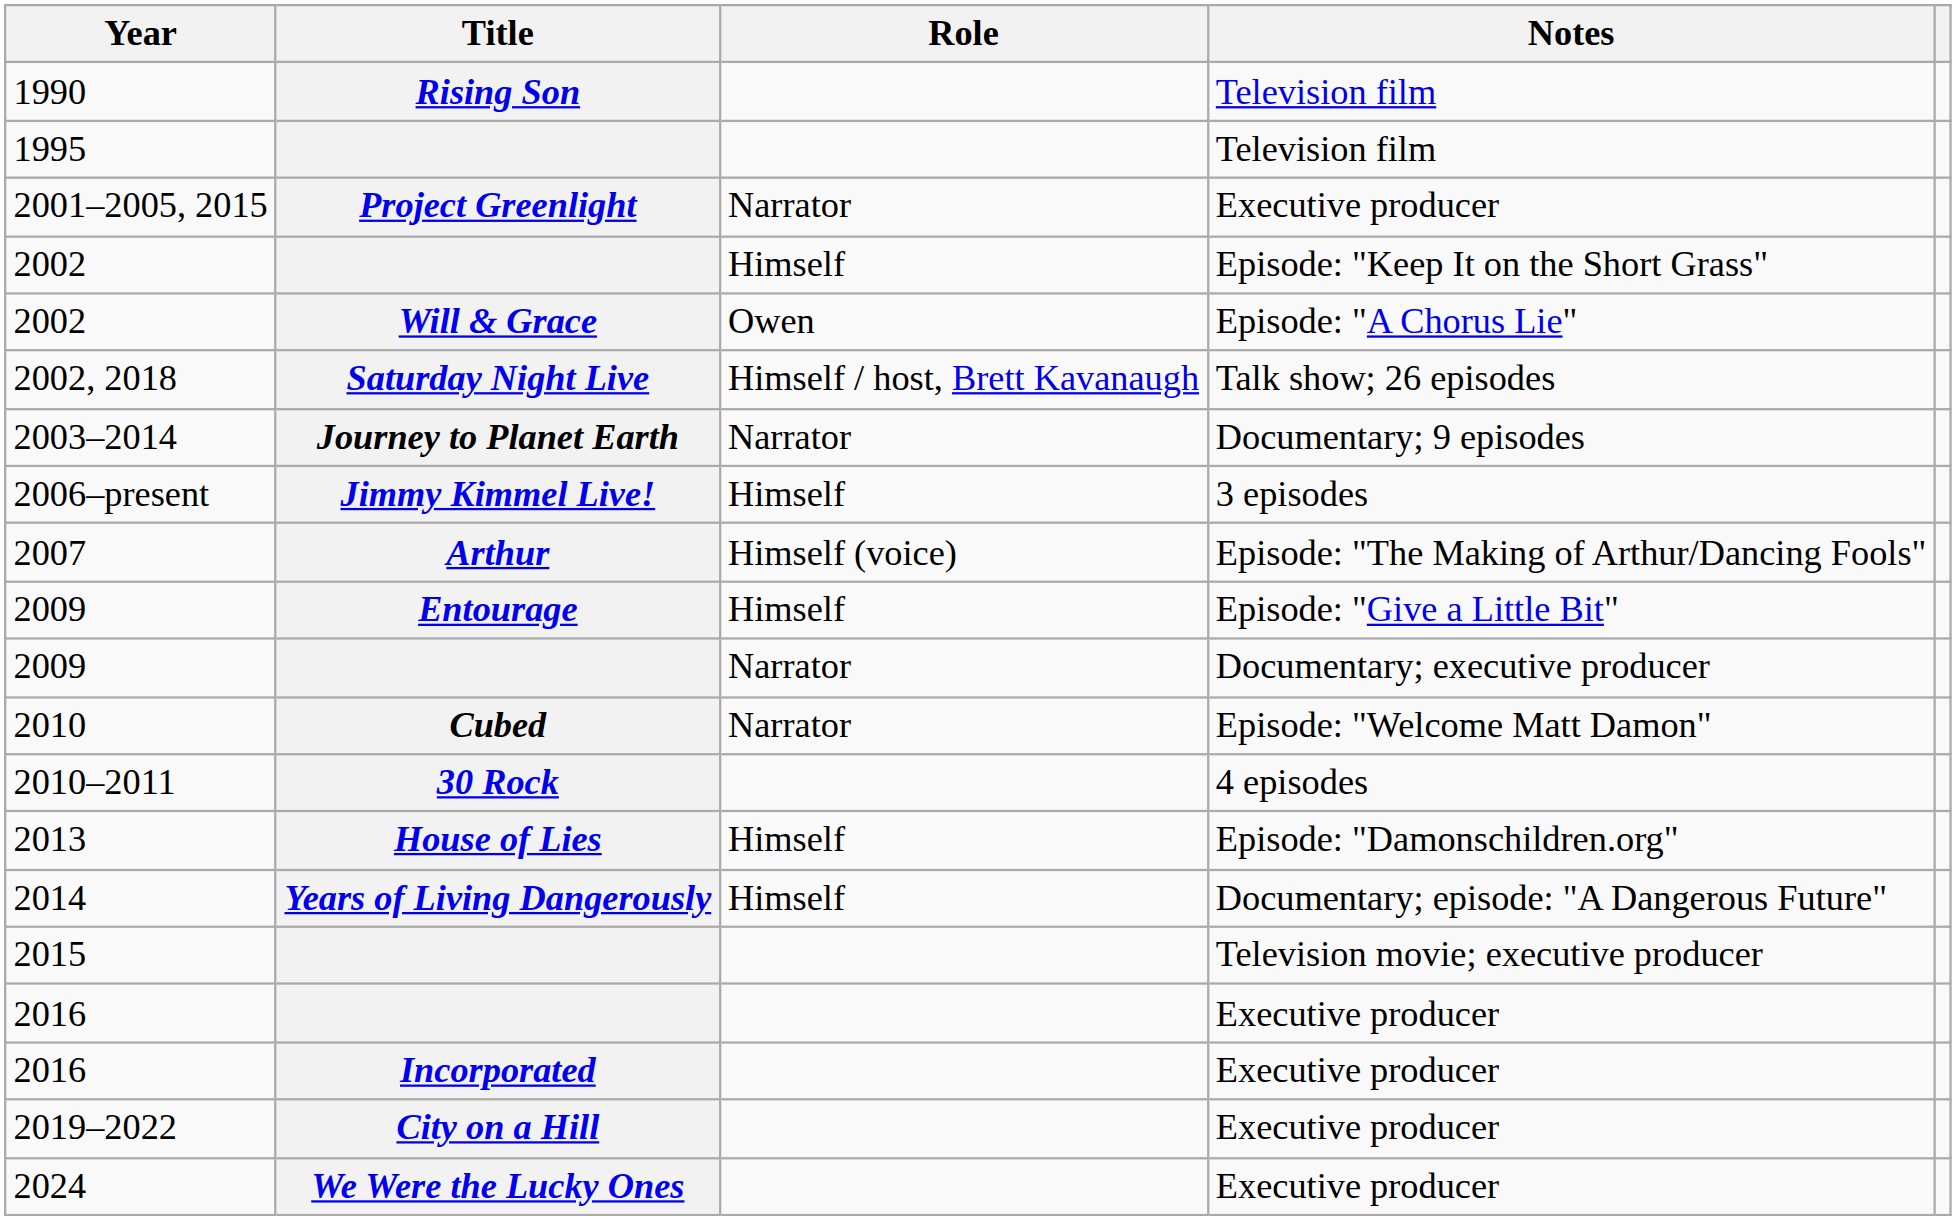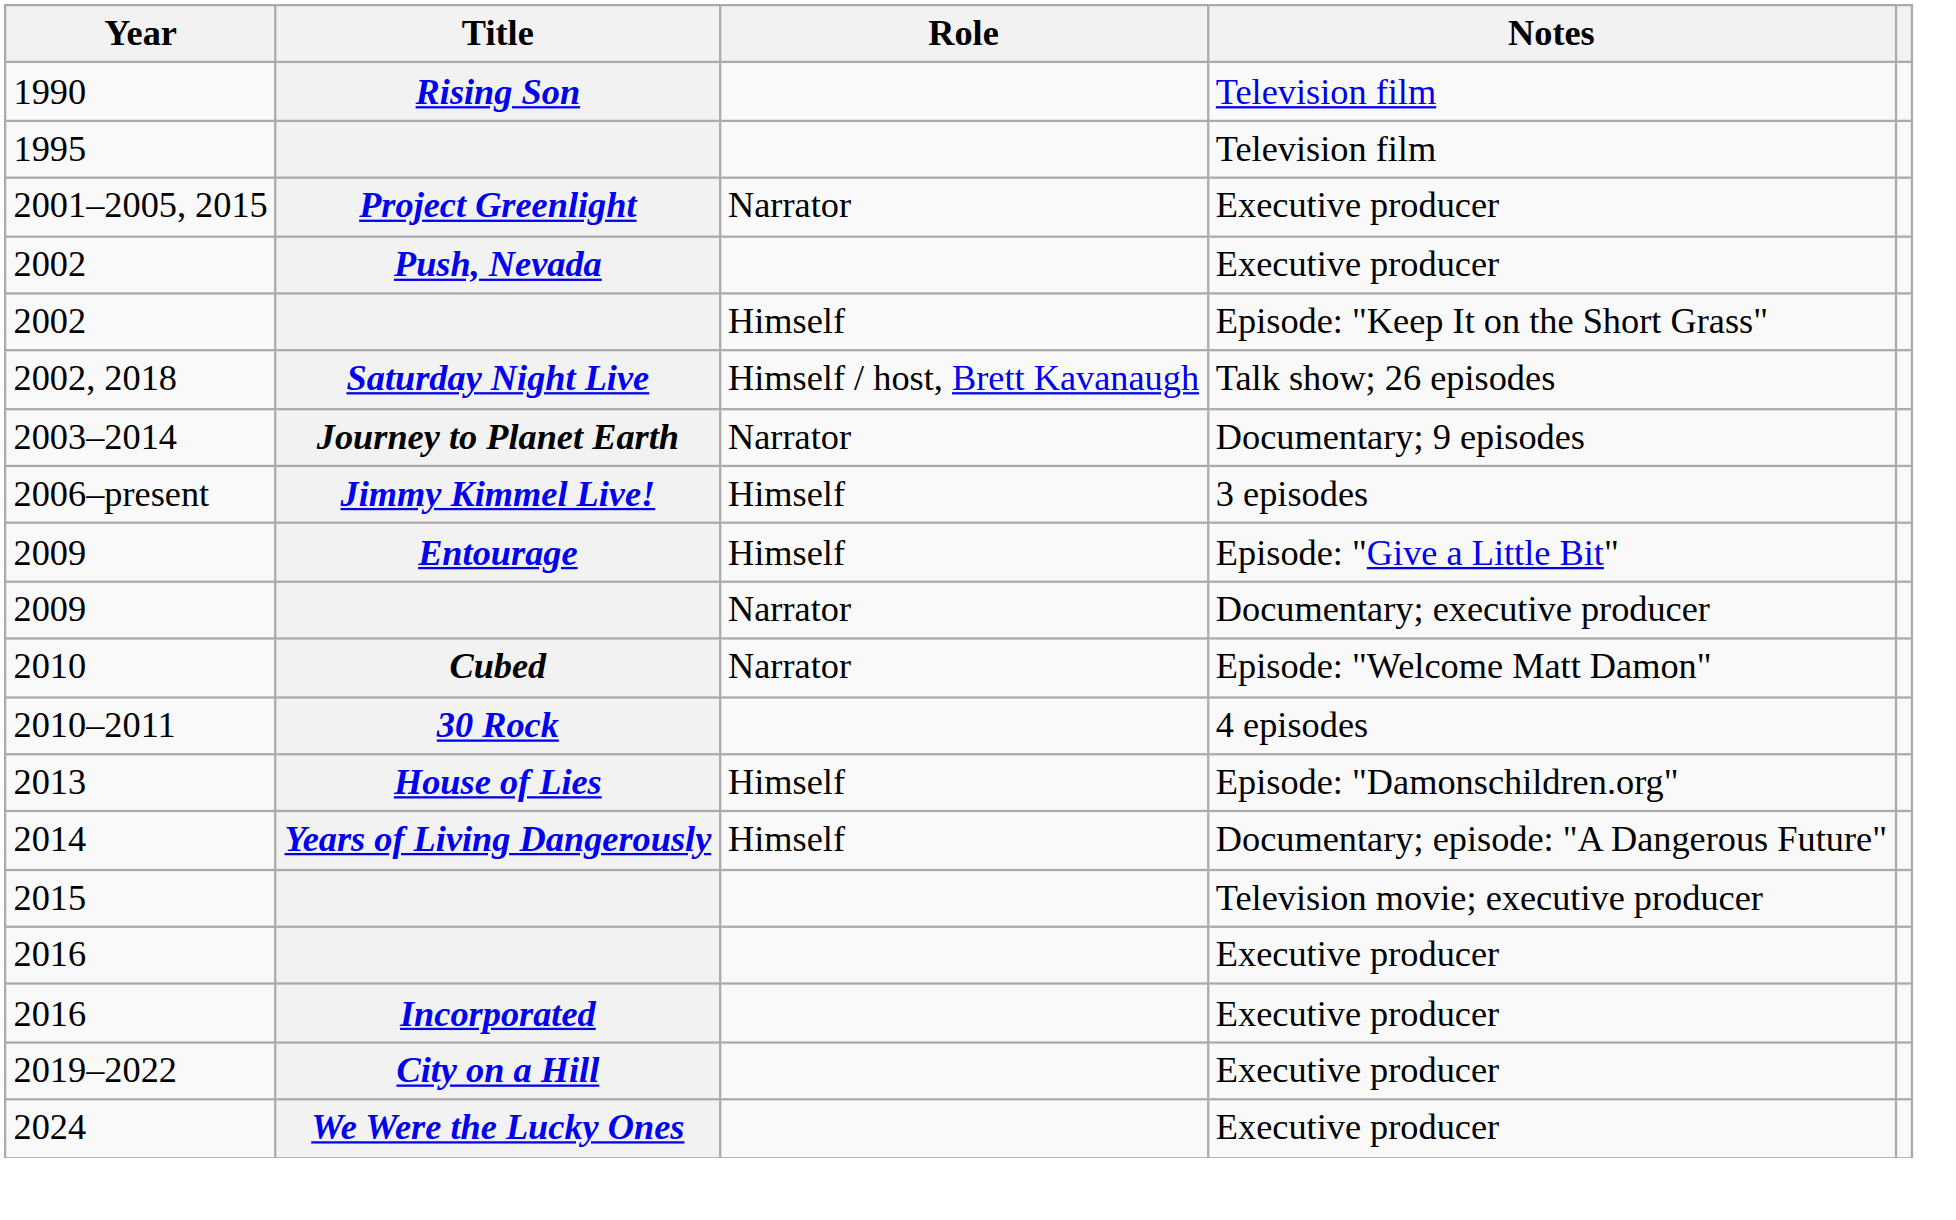+ row: (50, 263)
- row: (50, 321)
- row: (50, 551)
